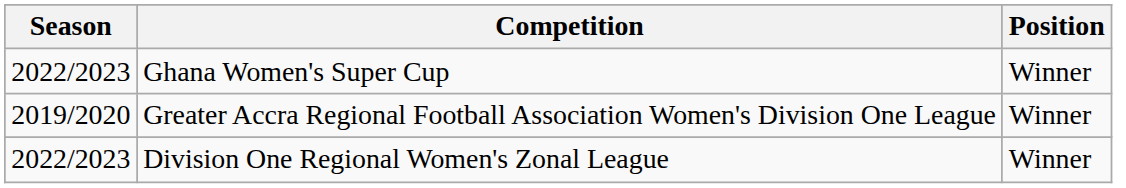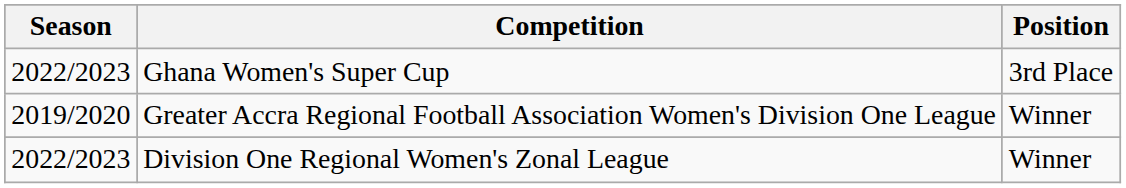(1050, 70) Winner -> (1061, 70) 3rd Place
